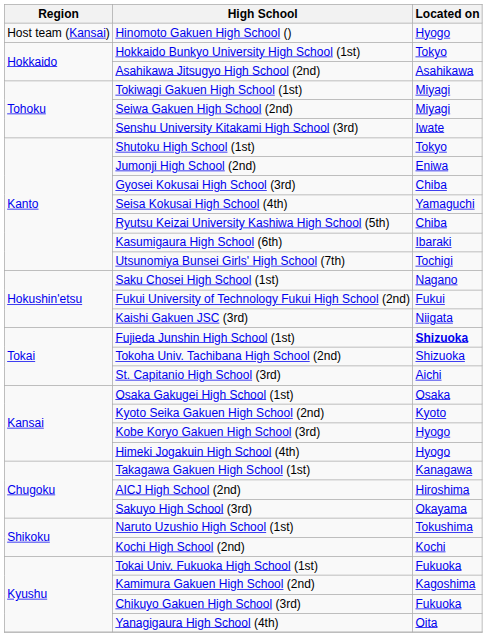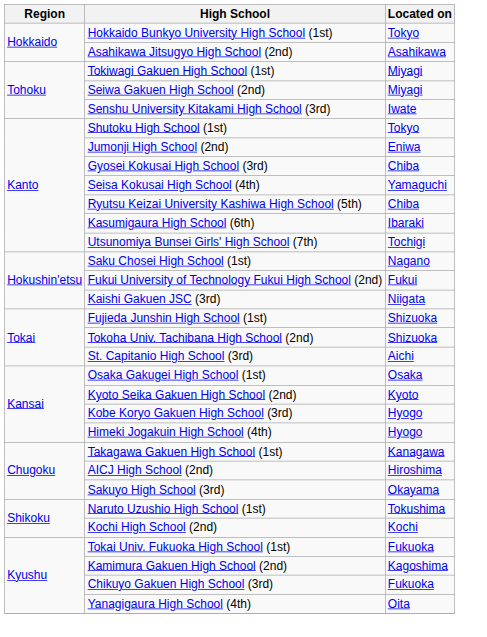- row: (203, 33)
(442, 337) bold -> (412, 318) normal
